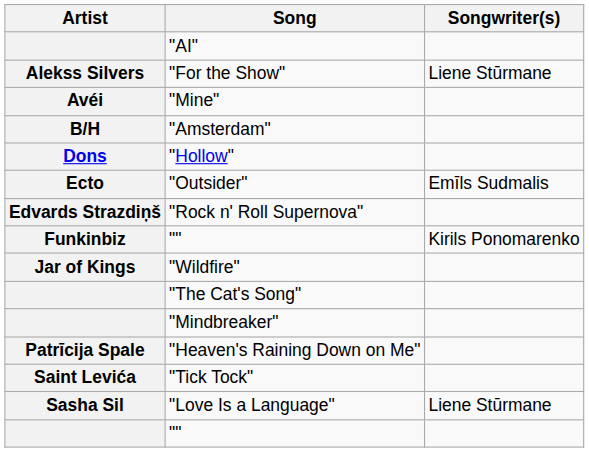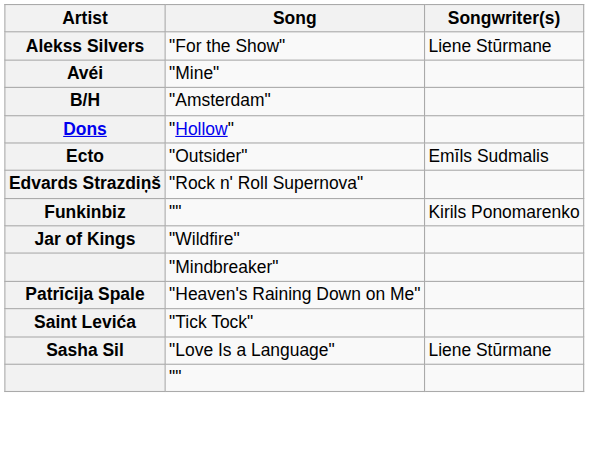- row: (85, 46)
- row: (85, 295)
